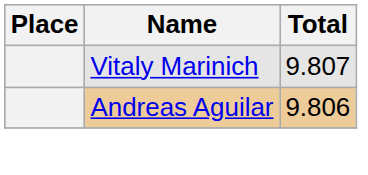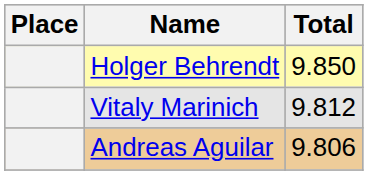+ row: (185, 66)
(318, 66) 9.807 -> (324, 107) 9.812
